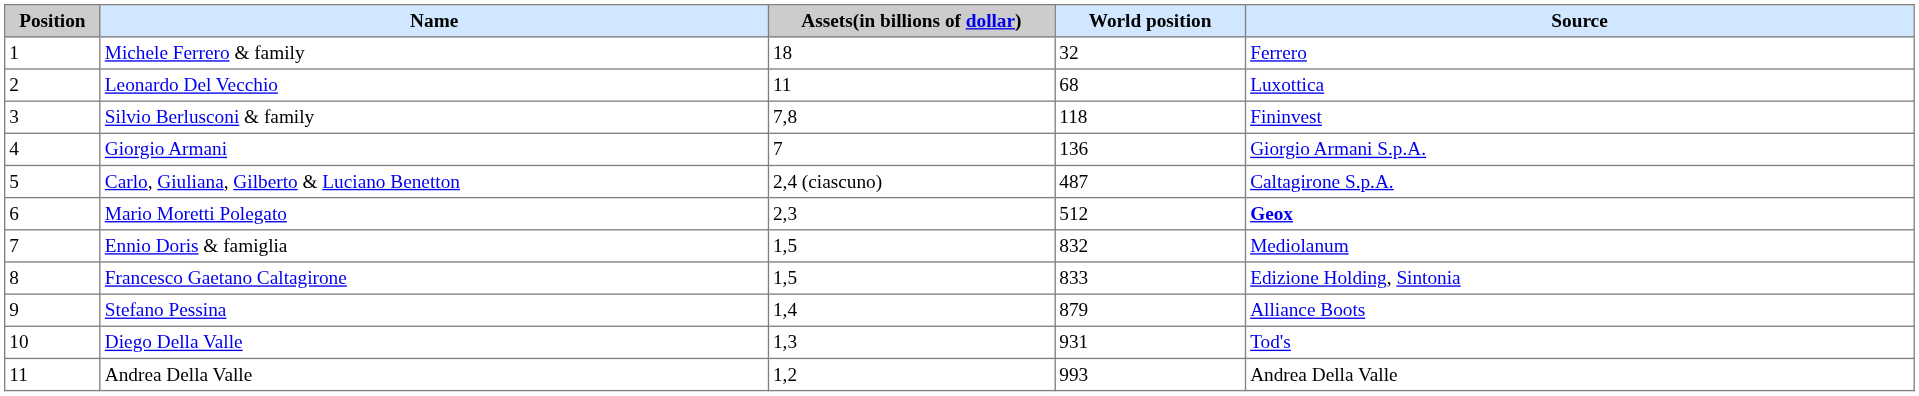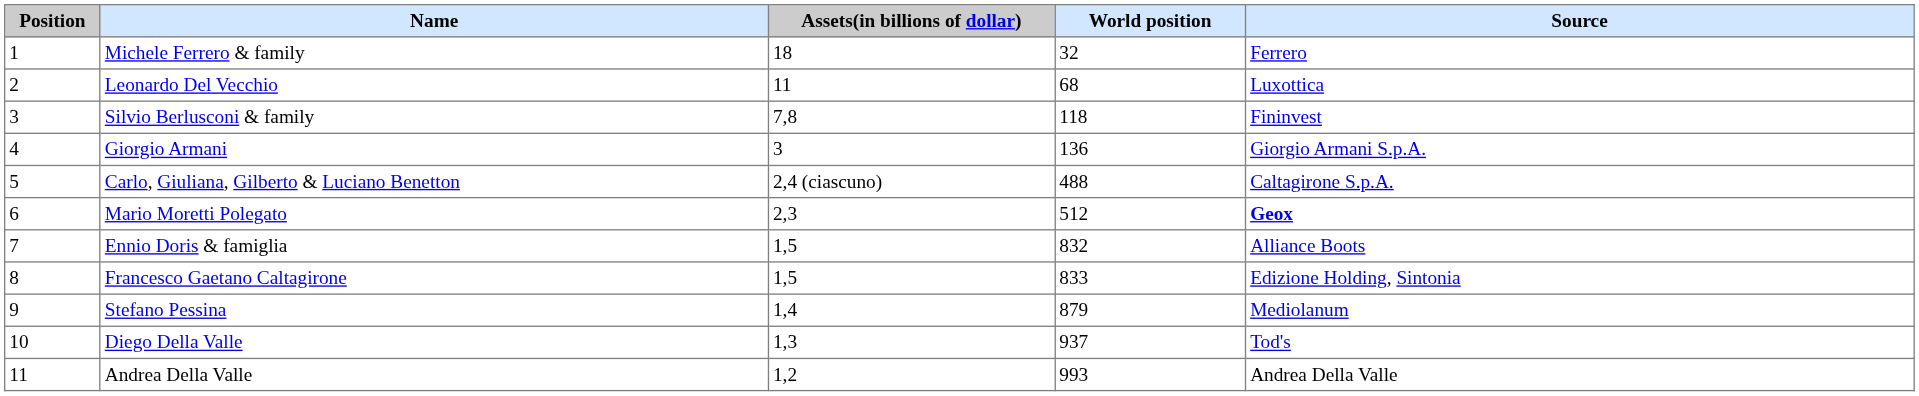(778, 149) 7 -> (778, 149) 3
(1074, 181) 487 -> (1074, 181) 488
(1299, 245) Mediolanum -> (1308, 245) Alliance Boots
(1308, 310) Alliance Boots -> (1299, 310) Mediolanum
(1074, 342) 931 -> (1074, 342) 937
